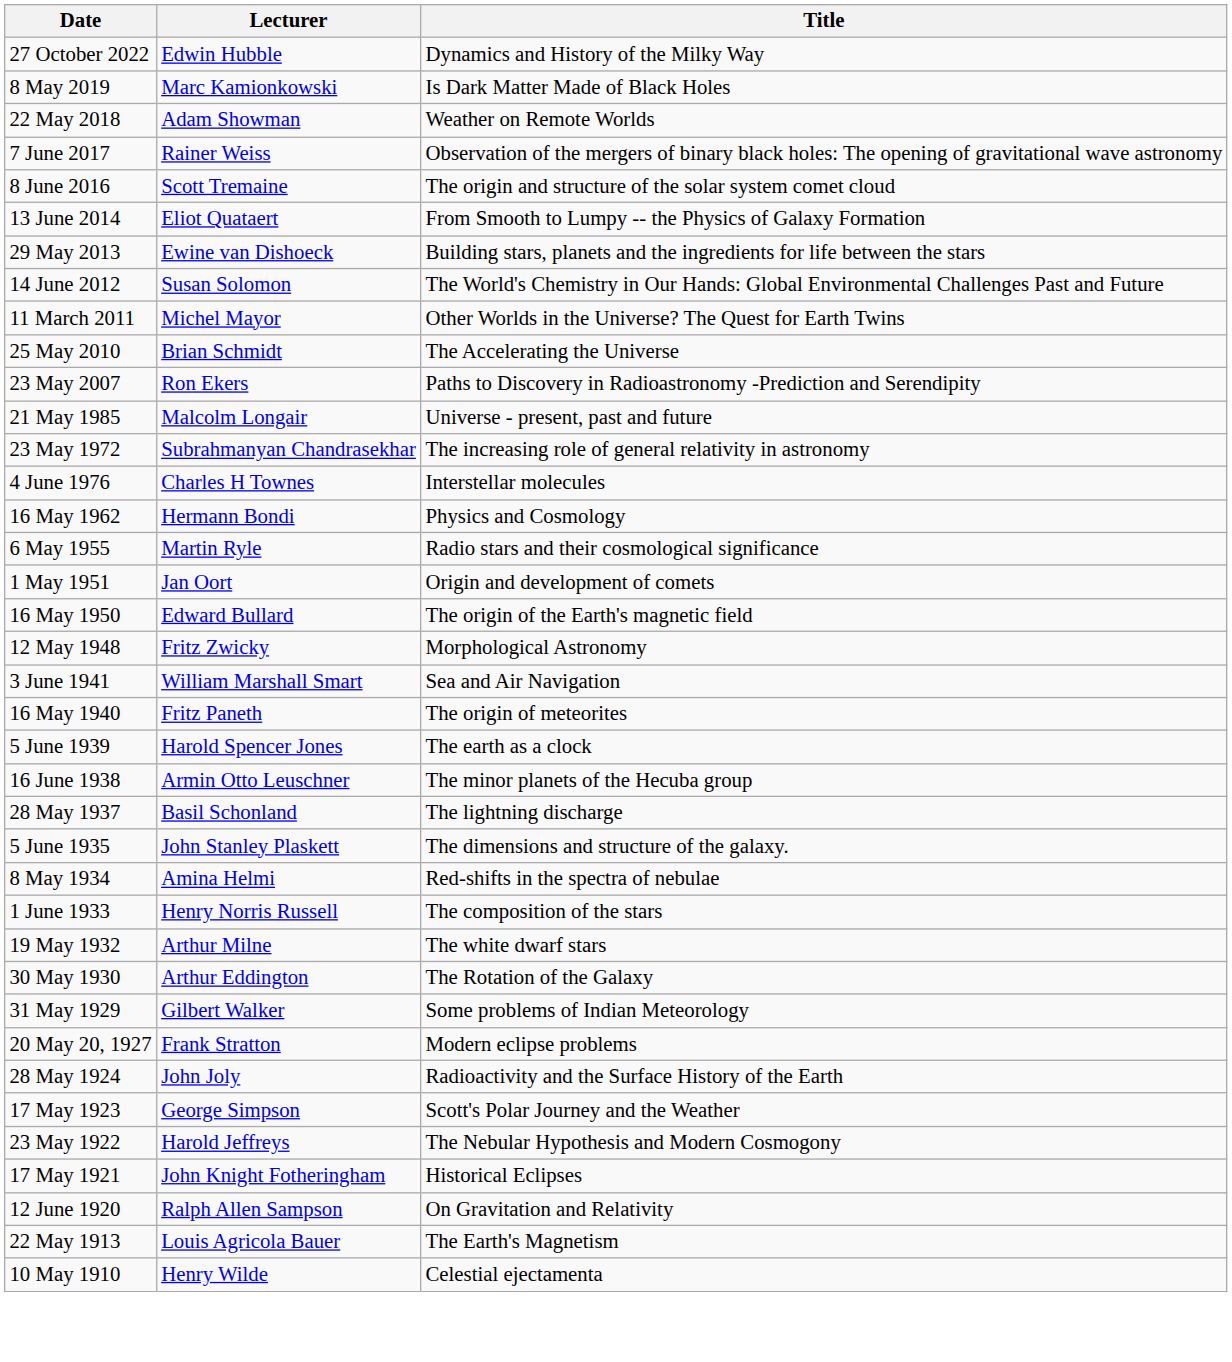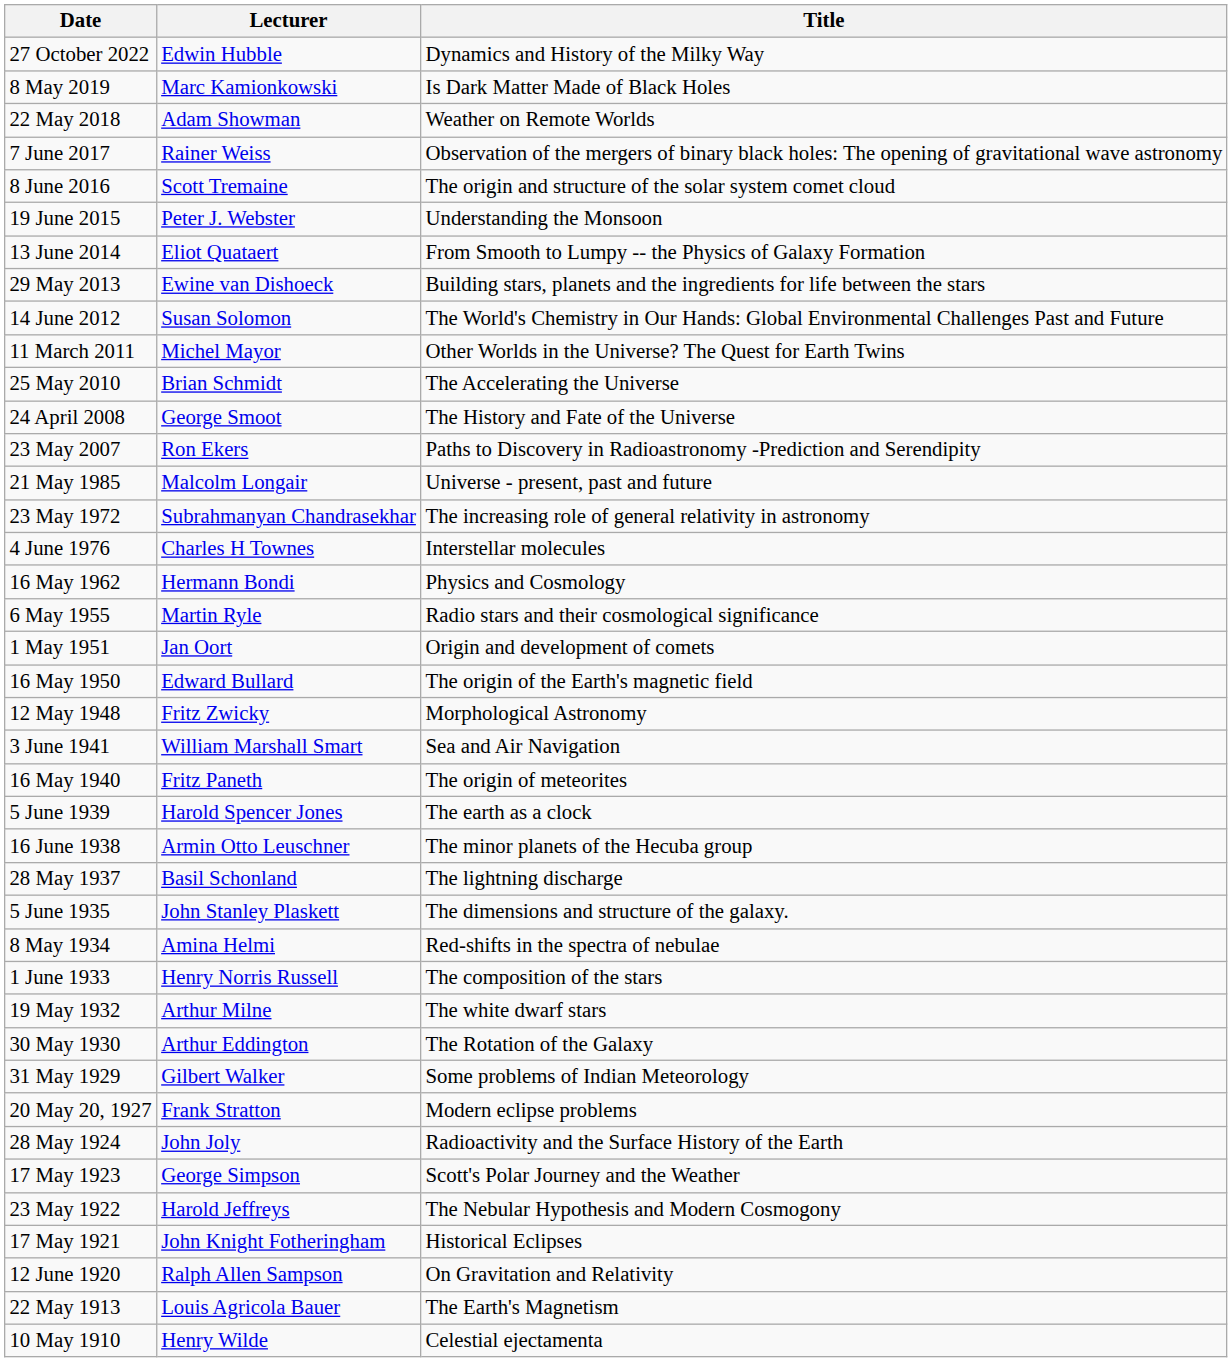+ row: (65, 218)
+ row: (67, 416)
